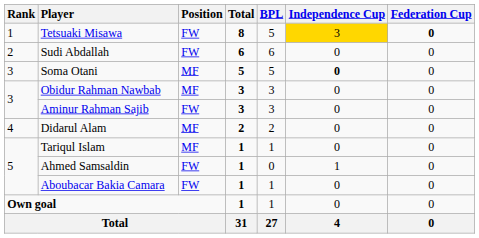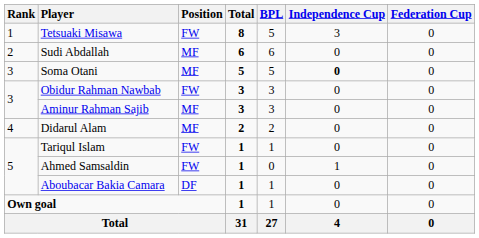(337, 33) gold background -> (337, 33) no background
(431, 33) bold -> (431, 33) normal
(190, 52) FW -> (190, 52) MF
(190, 90) MF -> (190, 90) FW
(190, 109) FW -> (190, 109) MF
(190, 147) MF -> (190, 147) FW
(190, 185) FW -> (189, 185) DF
